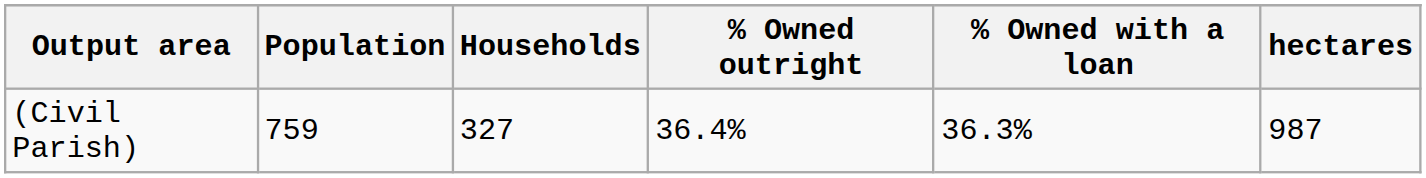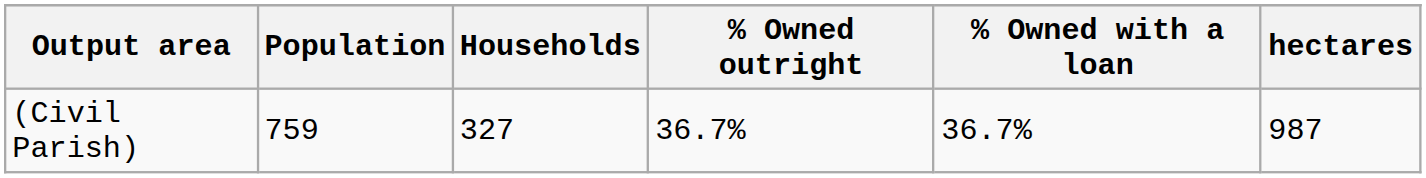(700, 131) 36.4% -> (700, 131) 36.7%
(987, 131) 36.3% -> (987, 131) 36.7%
